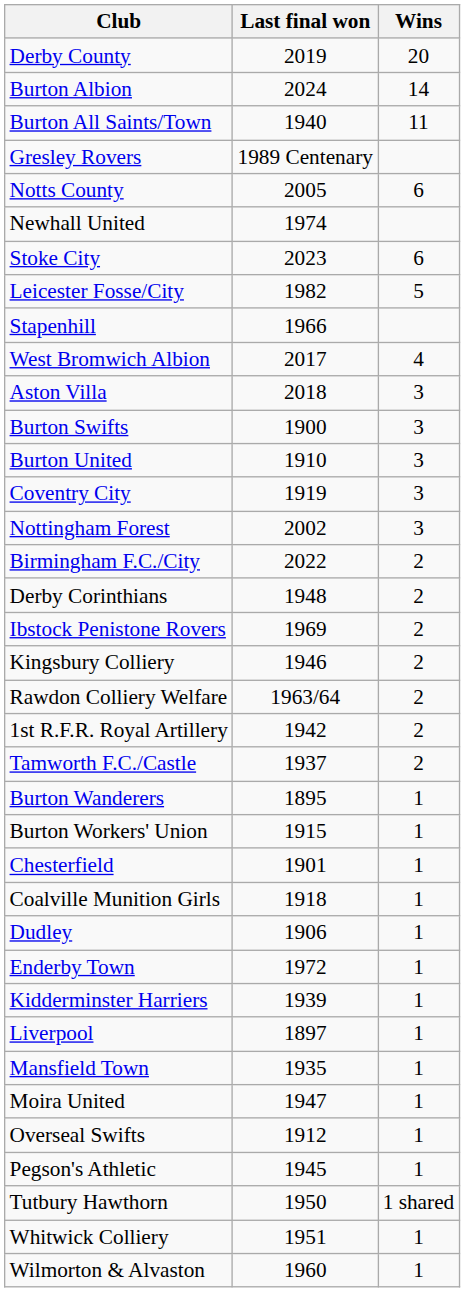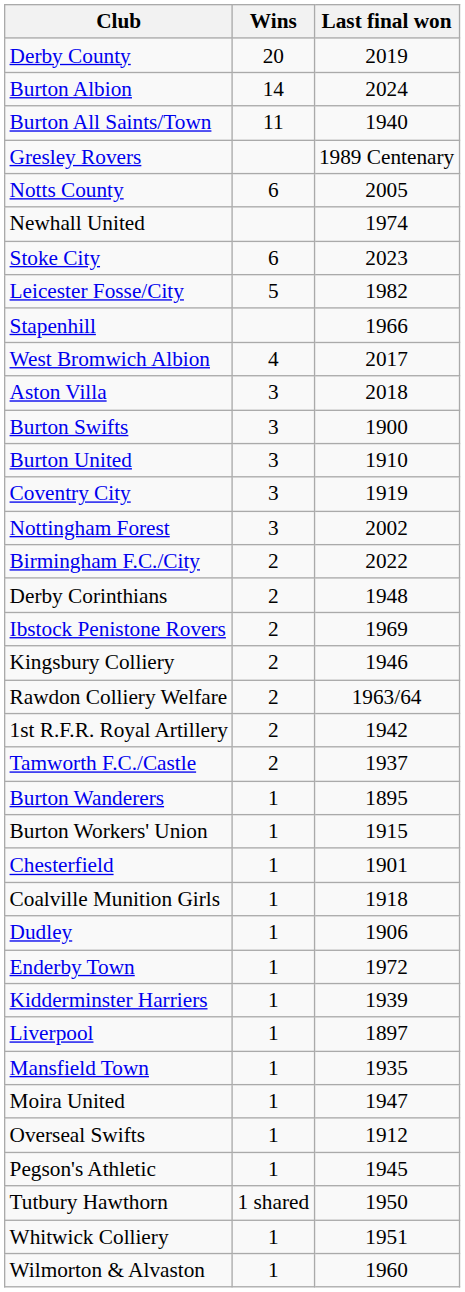columns swapped: (418, 21) <-> (305, 21)
